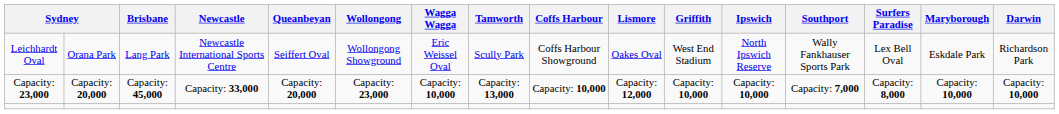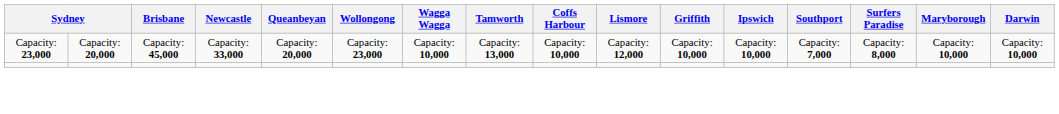- row: (34, 54)
